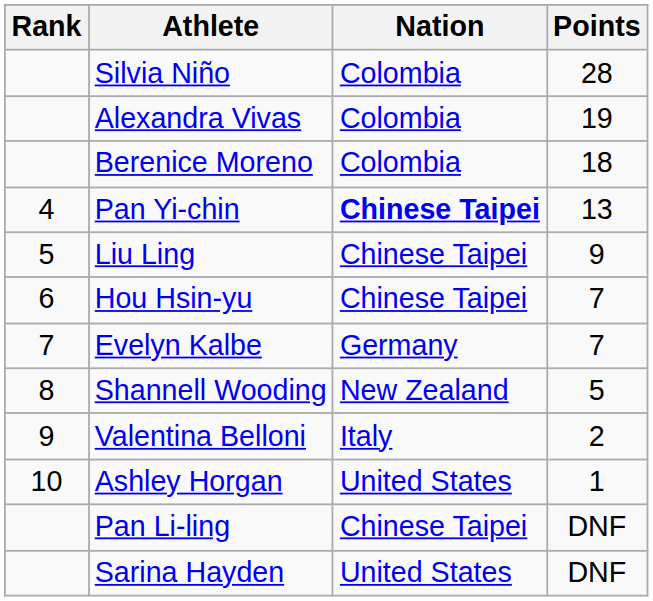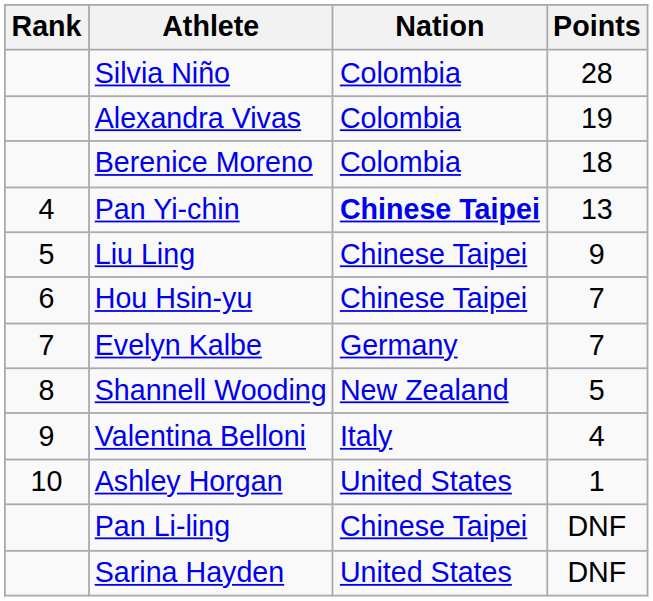(597, 436) 2 -> (597, 436) 4
